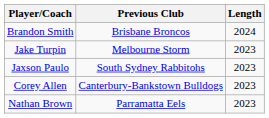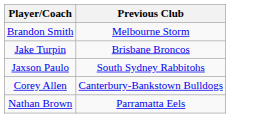- column: (245, 13)
(151, 31) Brisbane Broncos -> (151, 31) Melbourne Storm
(151, 50) Melbourne Storm -> (151, 50) Brisbane Broncos
